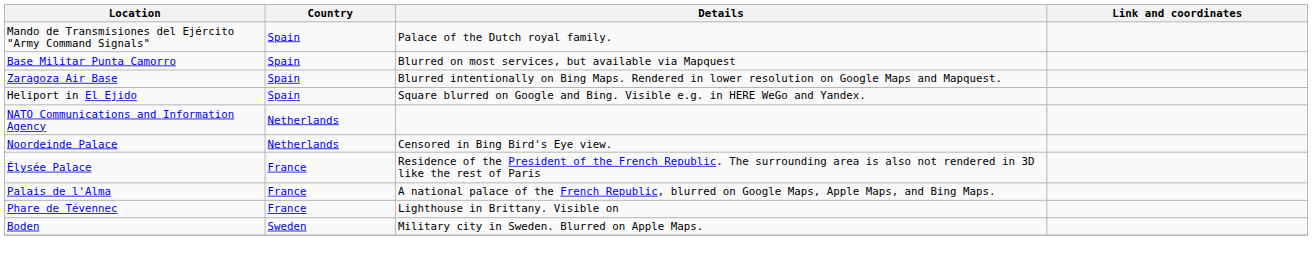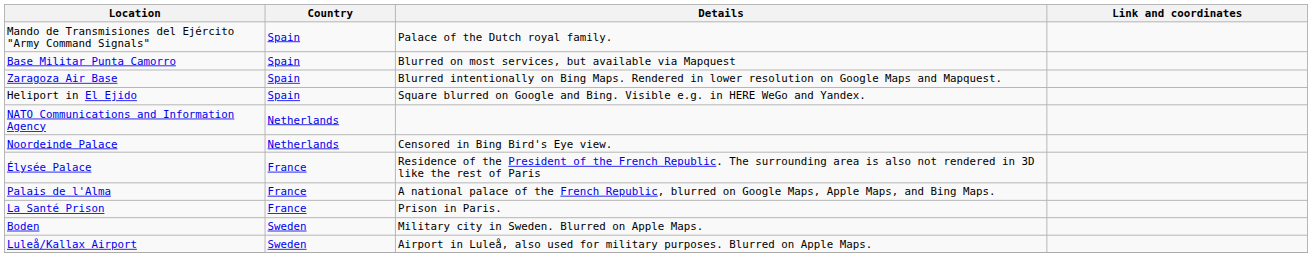+ row: (56, 209)
- row: (62, 209)
+ row: (72, 244)
